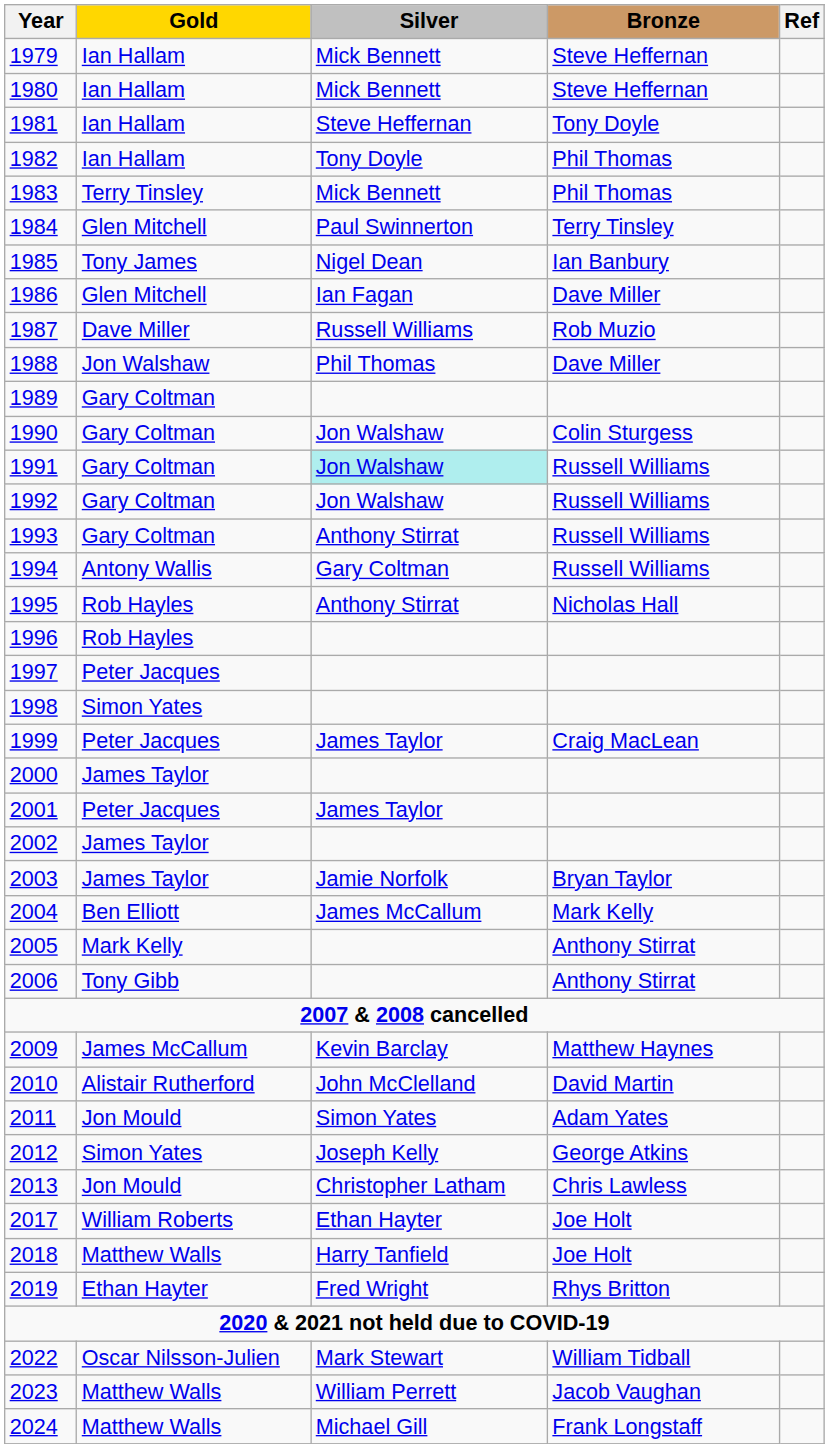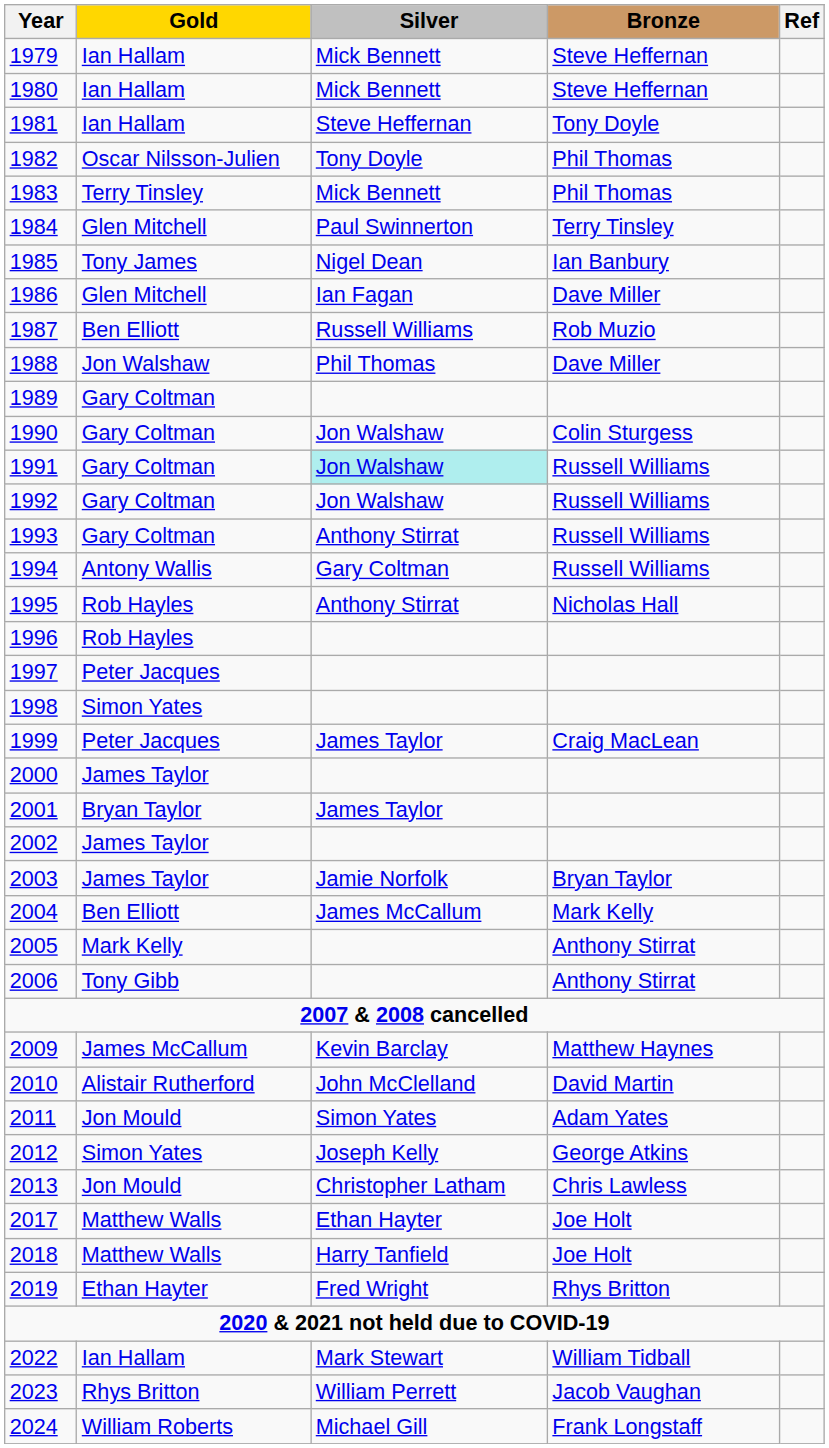(133, 158) Ian Hallam -> (181, 158) Oscar Nilsson-Julien
(136, 329) Dave Miller -> (130, 329) Ben Elliott
(151, 809) Peter Jacques -> (142, 809) Bryan Taylor
(157, 1220) William Roberts -> (152, 1220) Matthew Walls
(181, 1357) Oscar Nilsson-Julien -> (133, 1357) Ian Hallam
(152, 1391) Matthew Walls -> (141, 1391) Rhys Britton
(152, 1426) Matthew Walls -> (157, 1426) William Roberts
